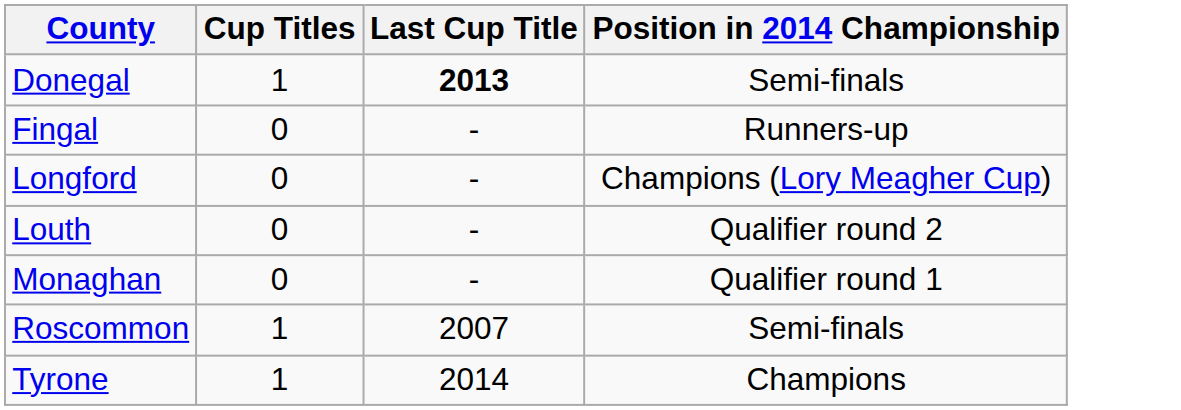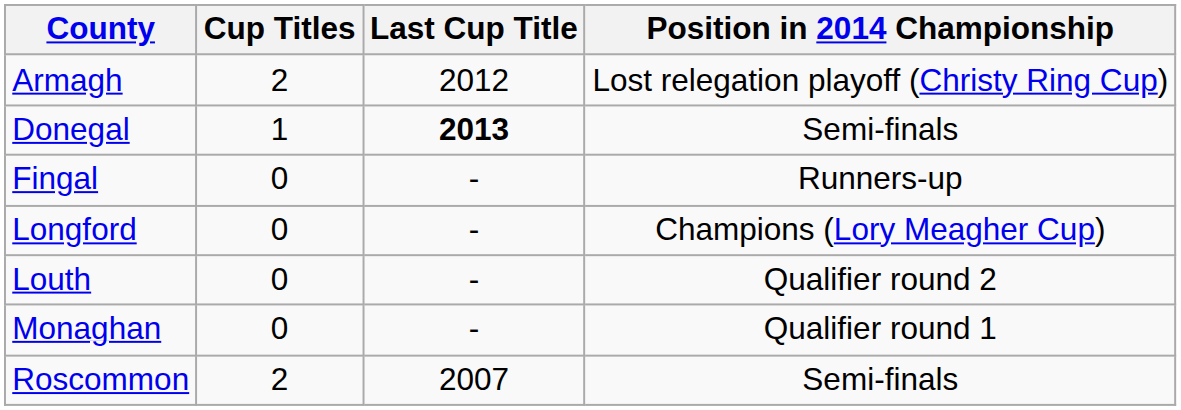+ row: (67, 79)
(280, 329) 1 -> (280, 379) 2
- row: (60, 379)
